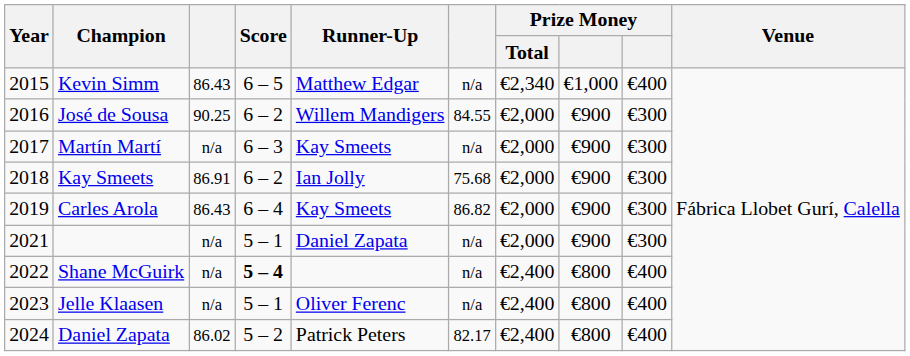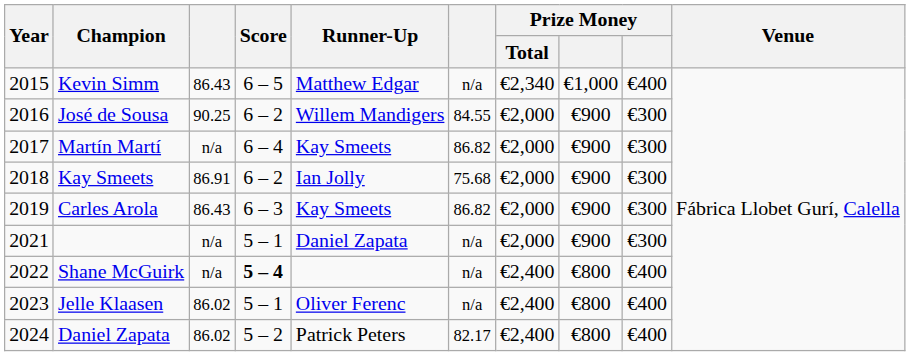(263, 146) 6 – 3 -> (263, 146) 6 – 4
(472, 147) n/a -> (472, 147) 86.82
(263, 209) 6 – 4 -> (263, 209) 6 – 3
(212, 304) n/a -> (212, 304) 86.02
